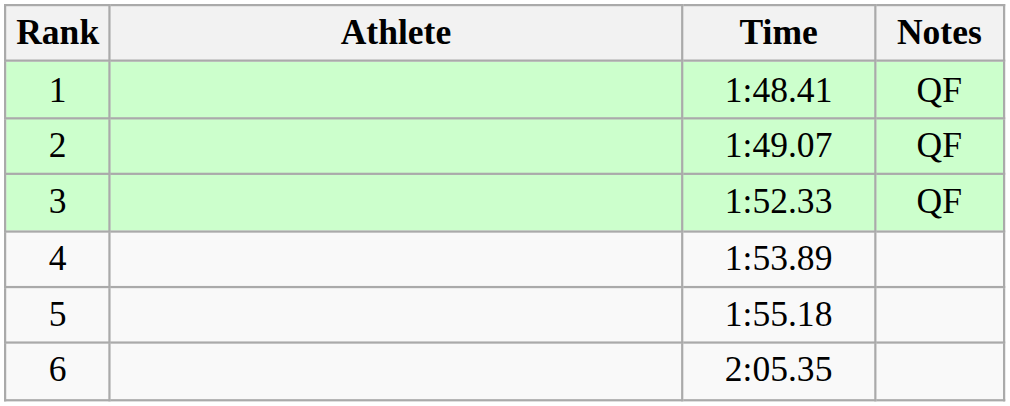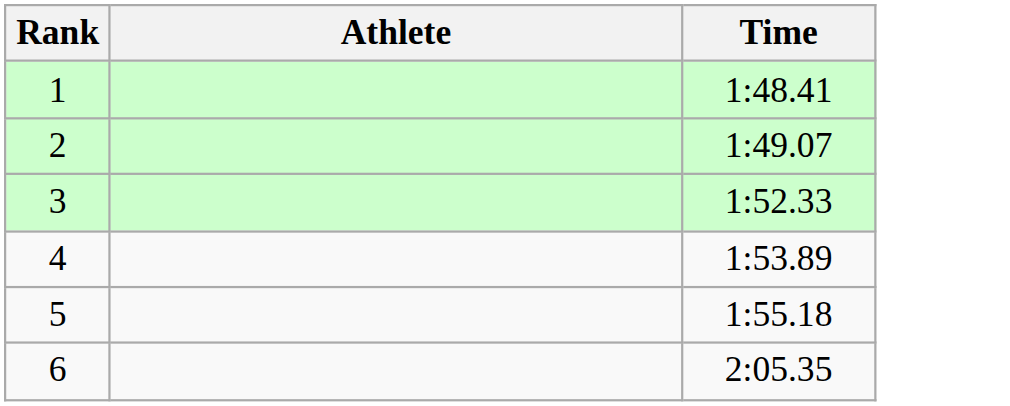- column: (939, 32)
